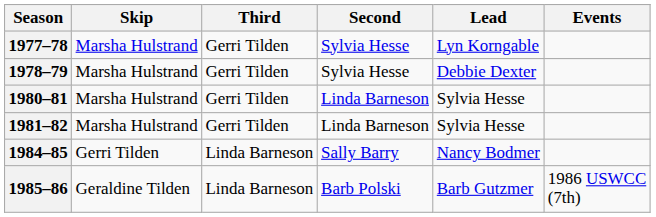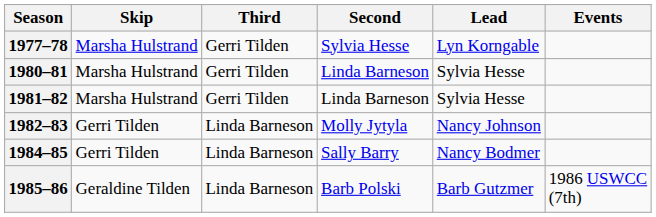- row: (38, 71)
+ row: (38, 125)
